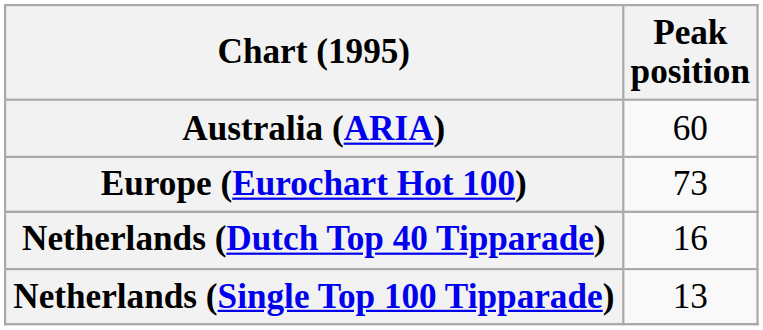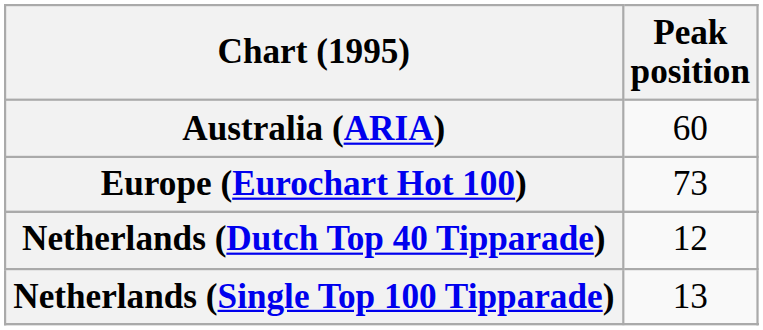(690, 239) 16 -> (690, 239) 12
